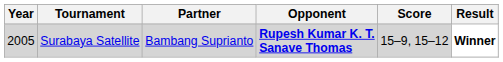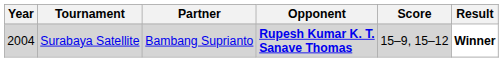(21, 41) 2005 -> (21, 41) 2004
